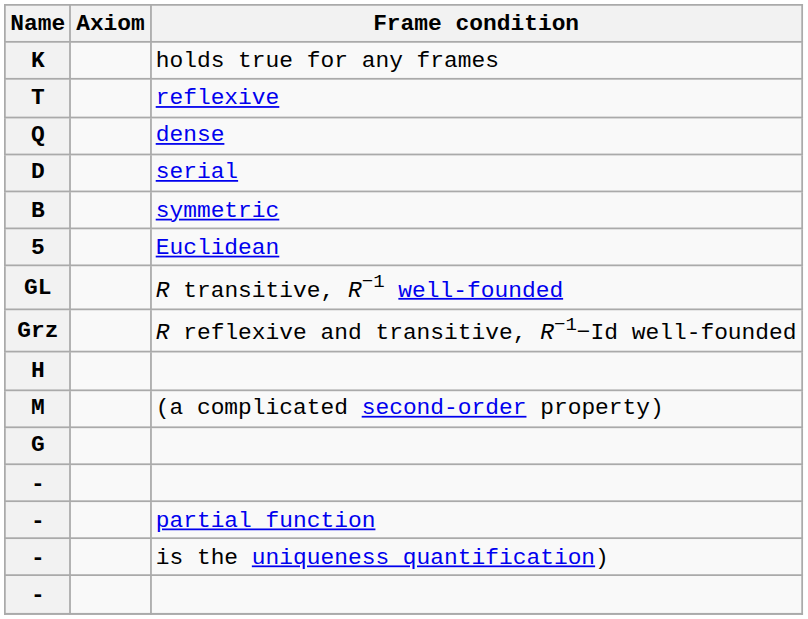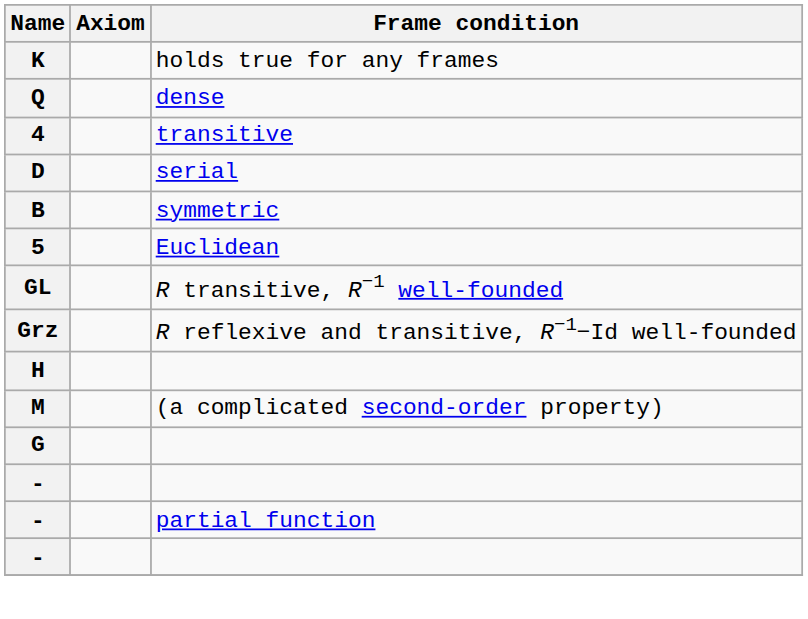- row: (38, 98)
+ row: (38, 135)
- row: (38, 557)
